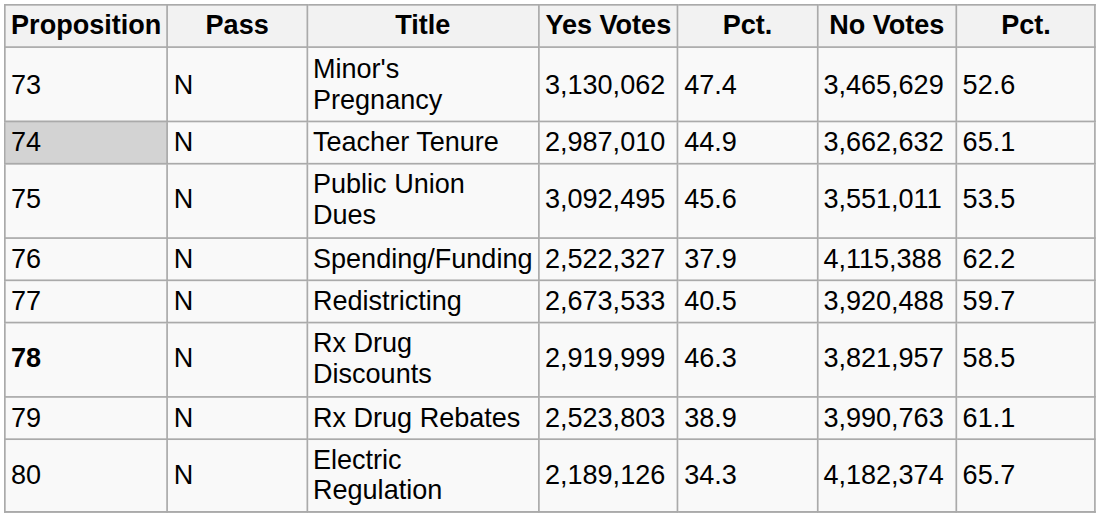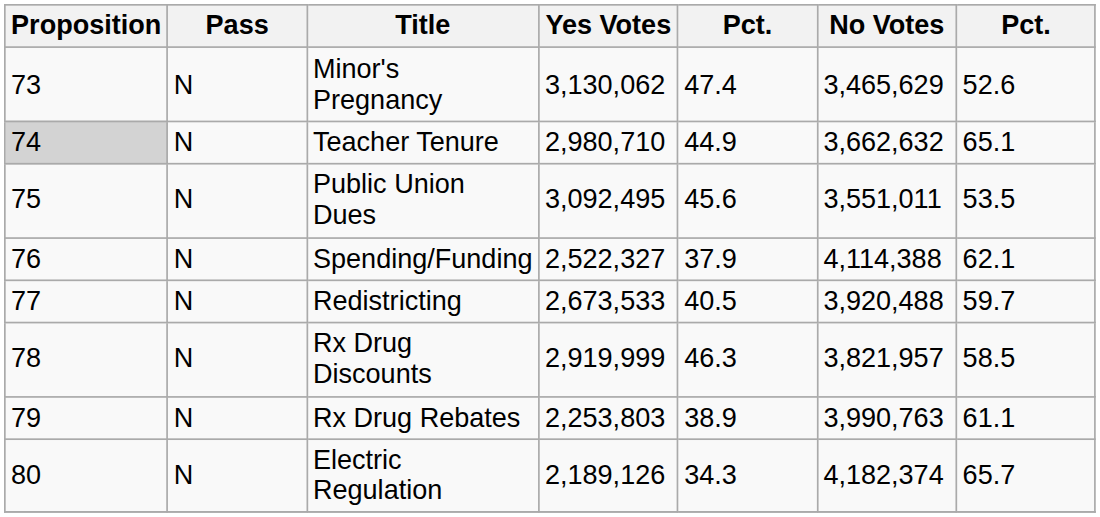(605, 142) 2,987,010 -> (605, 142) 2,980,710
(883, 258) 4,115,388 -> (883, 258) 4,114,388
(989, 258) 62.2 -> (989, 258) 62.1
(26, 359) bold -> (26, 359) normal
(605, 417) 2,523,803 -> (605, 417) 2,253,803
